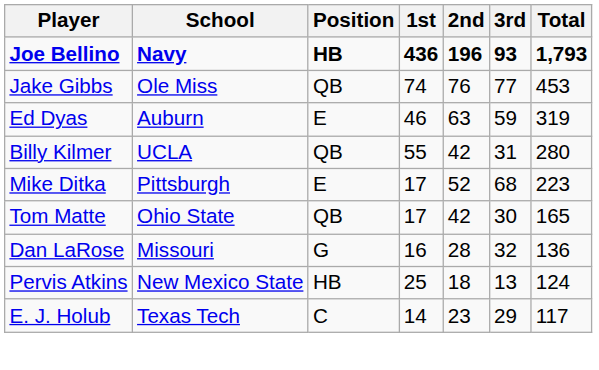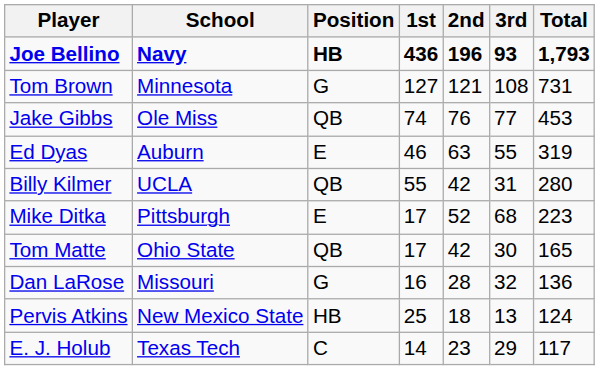+ row: (61, 86)
(505, 119) 59 -> (505, 151) 55
